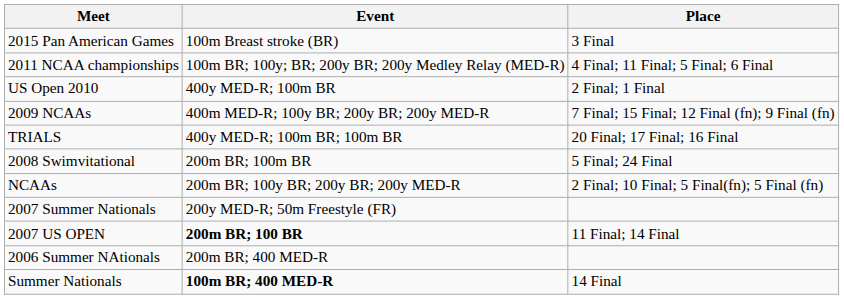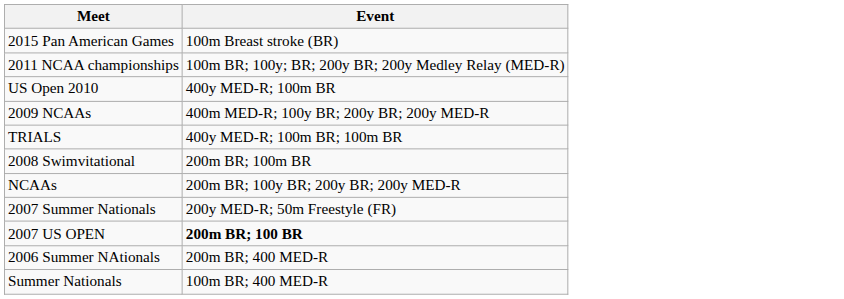- column: (703, 16)
(260, 281) bold -> (257, 281) normal
